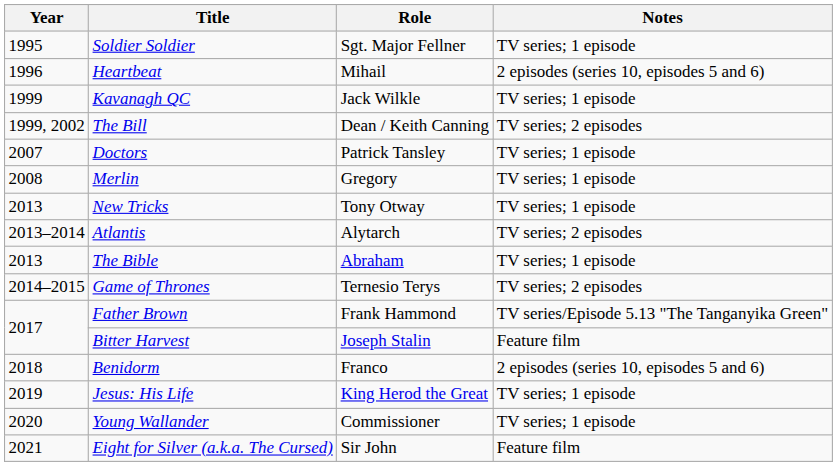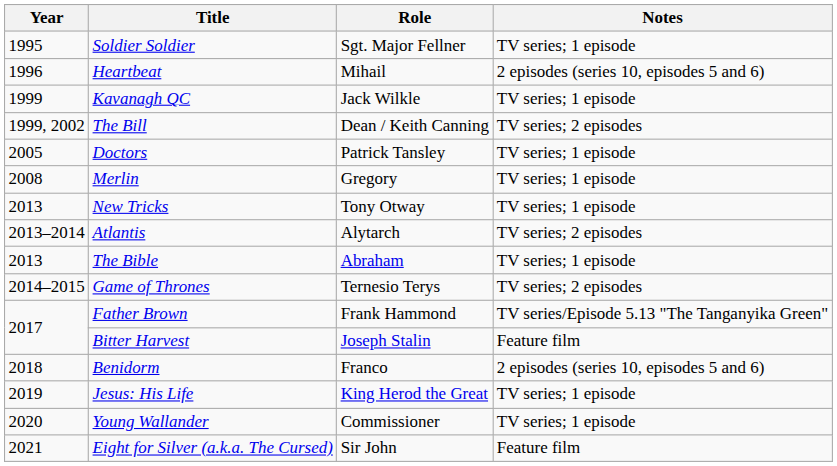(25, 152) 2007 -> (25, 152) 2005
